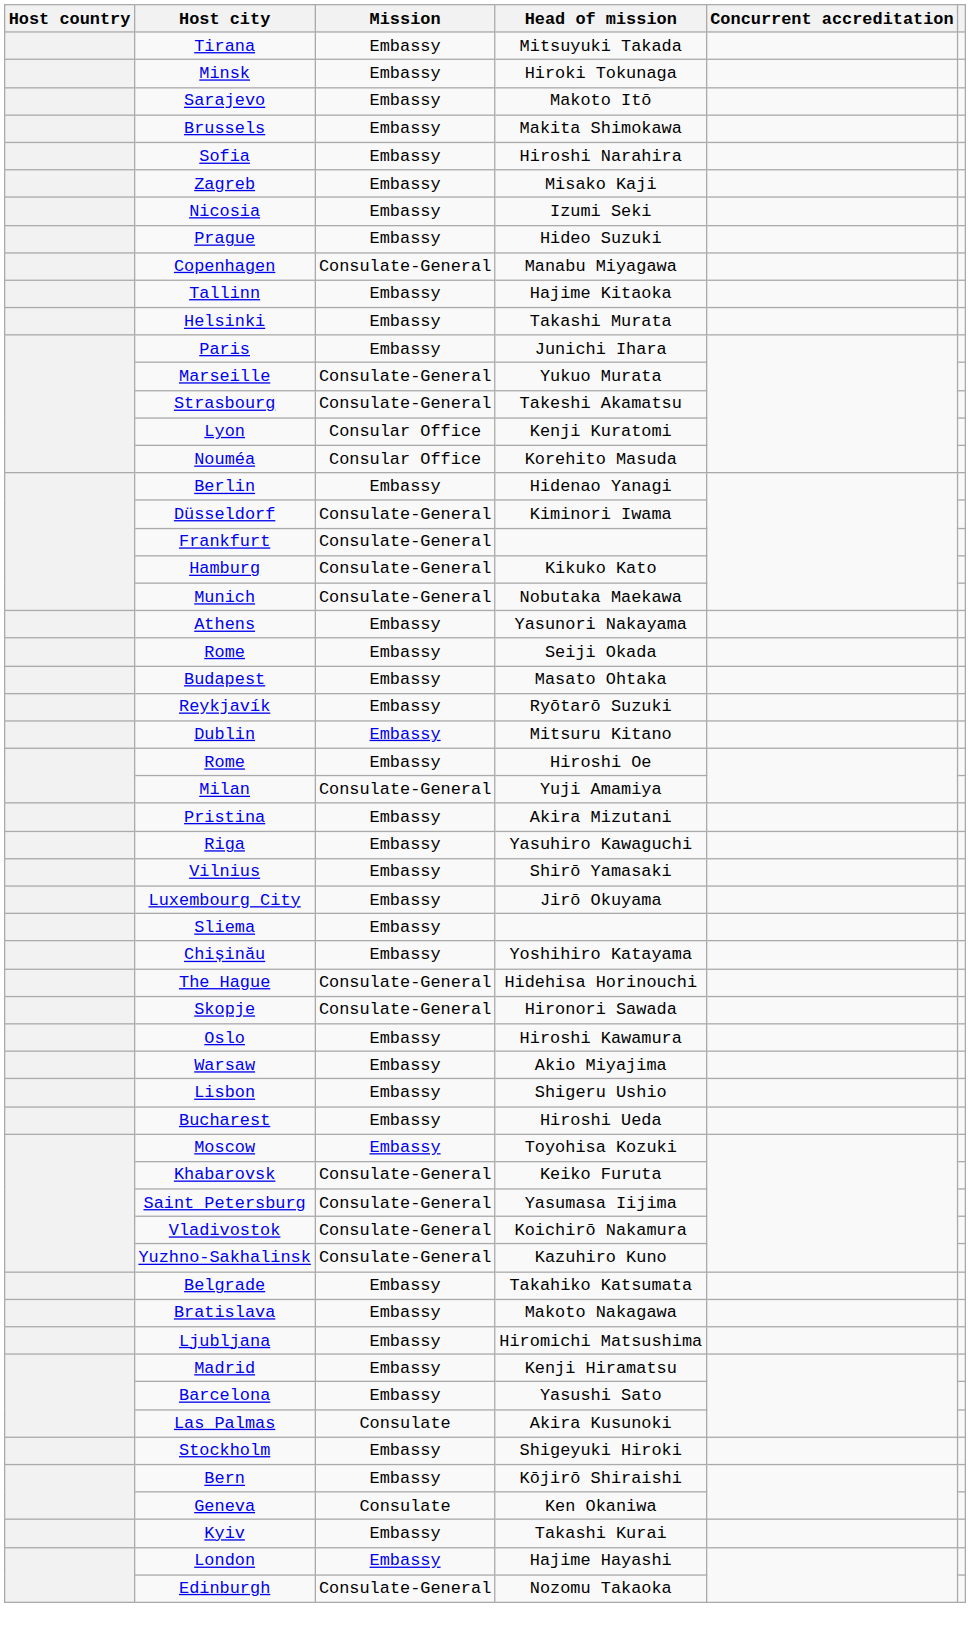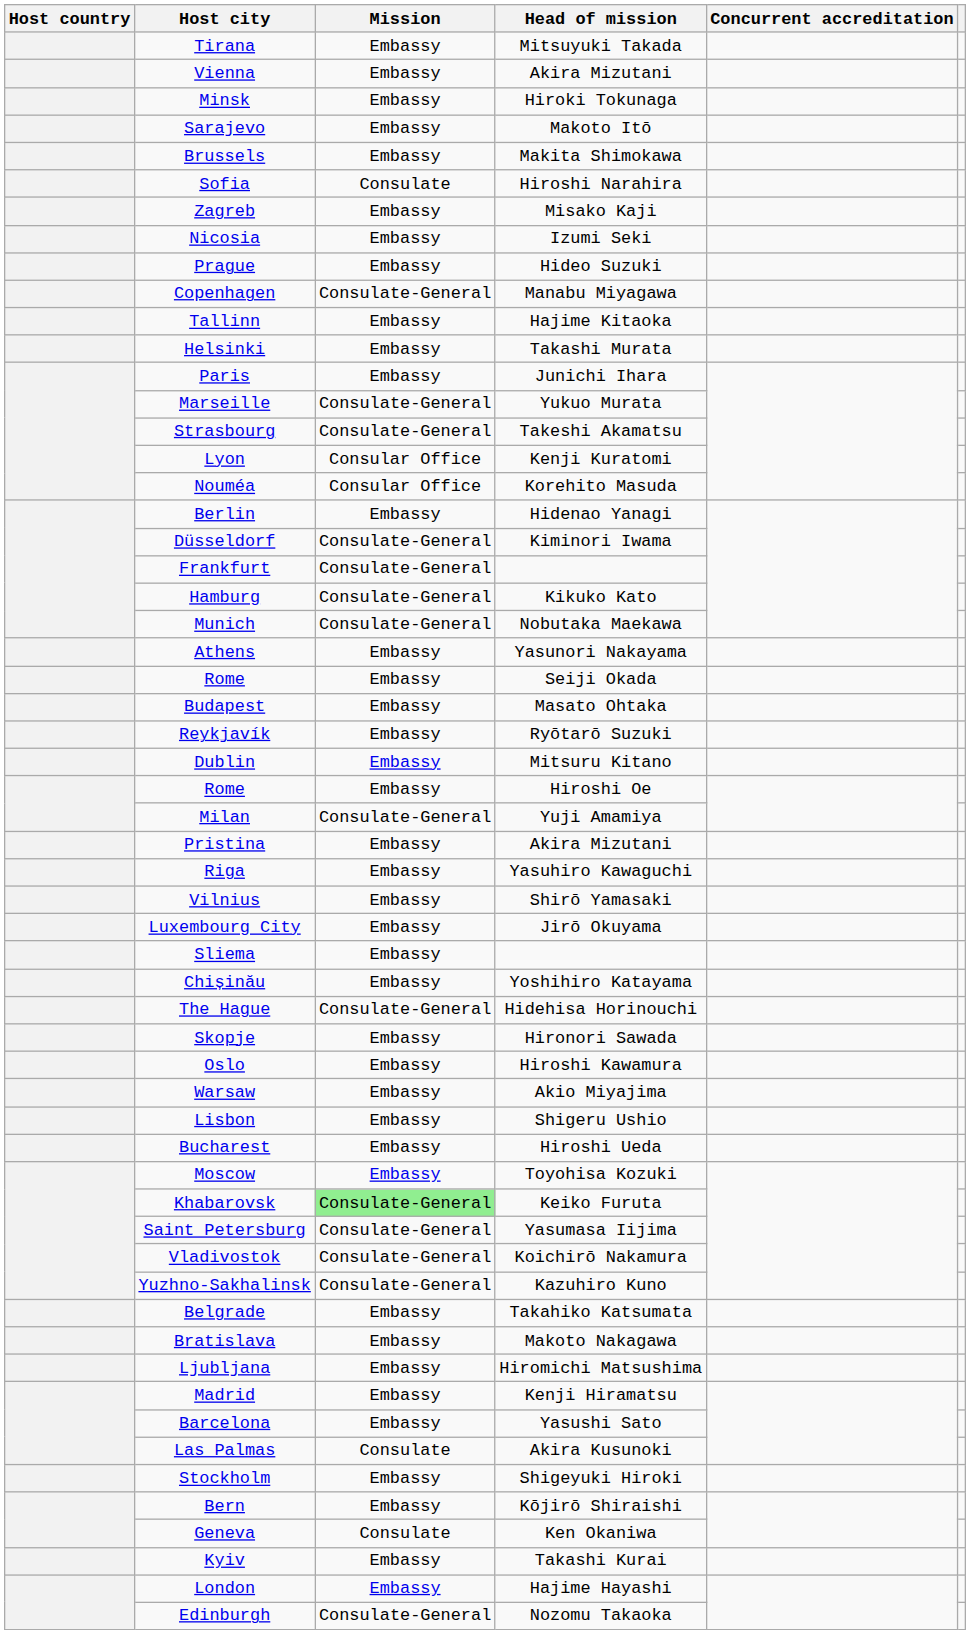+ row: (225, 74)
(405, 156) Embassy -> (405, 184) Consulate
(405, 1010) Consulate-General -> (405, 1038) Embassy
(405, 1175) no background -> (405, 1203) lightgreen background
